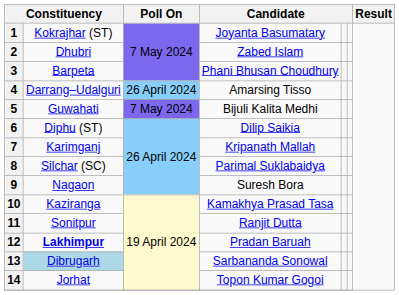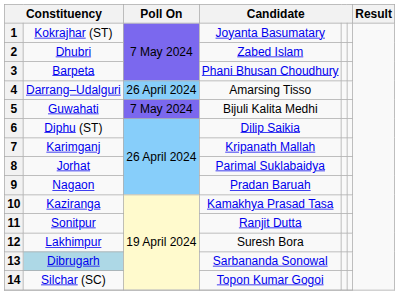(73, 166) Silchar (SC) -> (73, 166) Jorhat
(270, 185) Suresh Bora -> (270, 185) Pradan Baruah
(73, 242) bold -> (73, 242) normal
(270, 242) Pradan Baruah -> (270, 242) Suresh Bora
(73, 280) Jorhat -> (73, 280) Silchar (SC)
